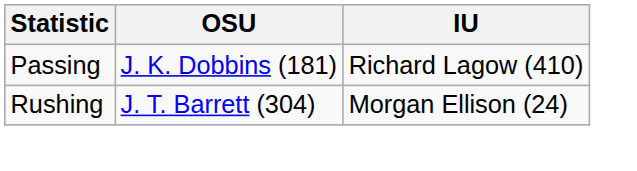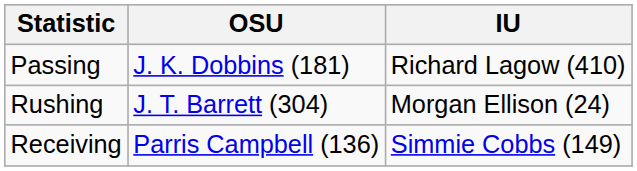+ row: (66, 144)
